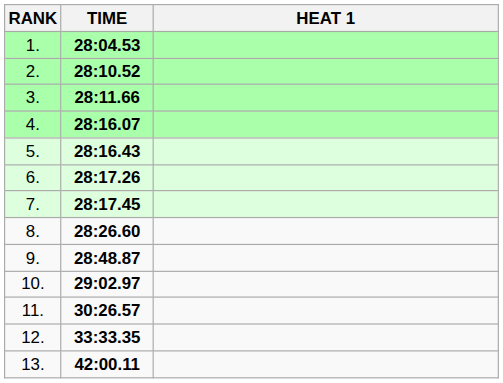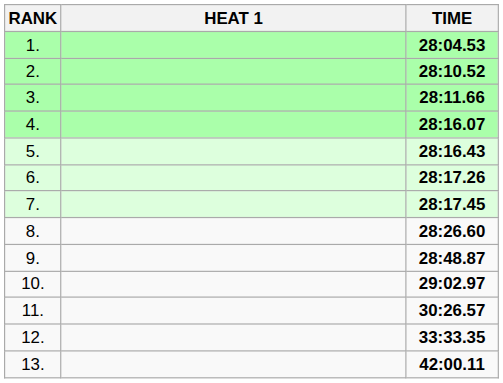columns swapped: (326, 18) <-> (107, 18)
